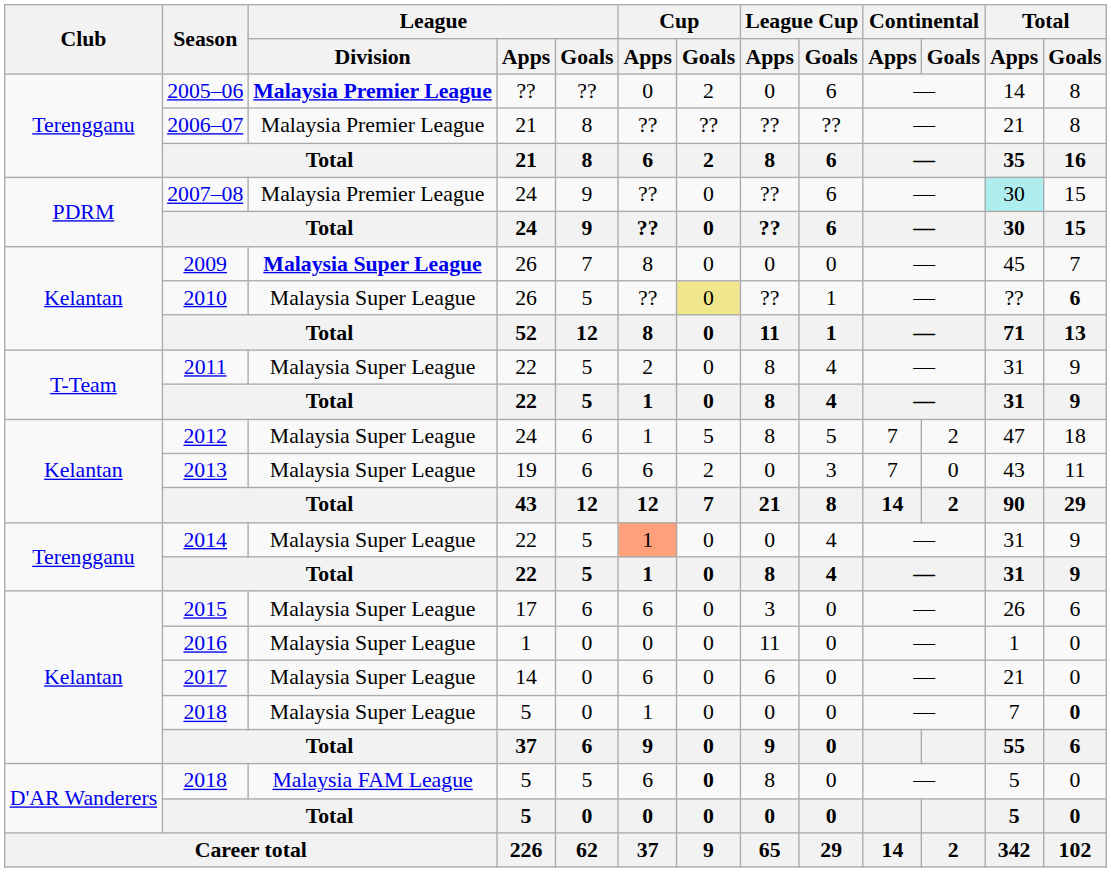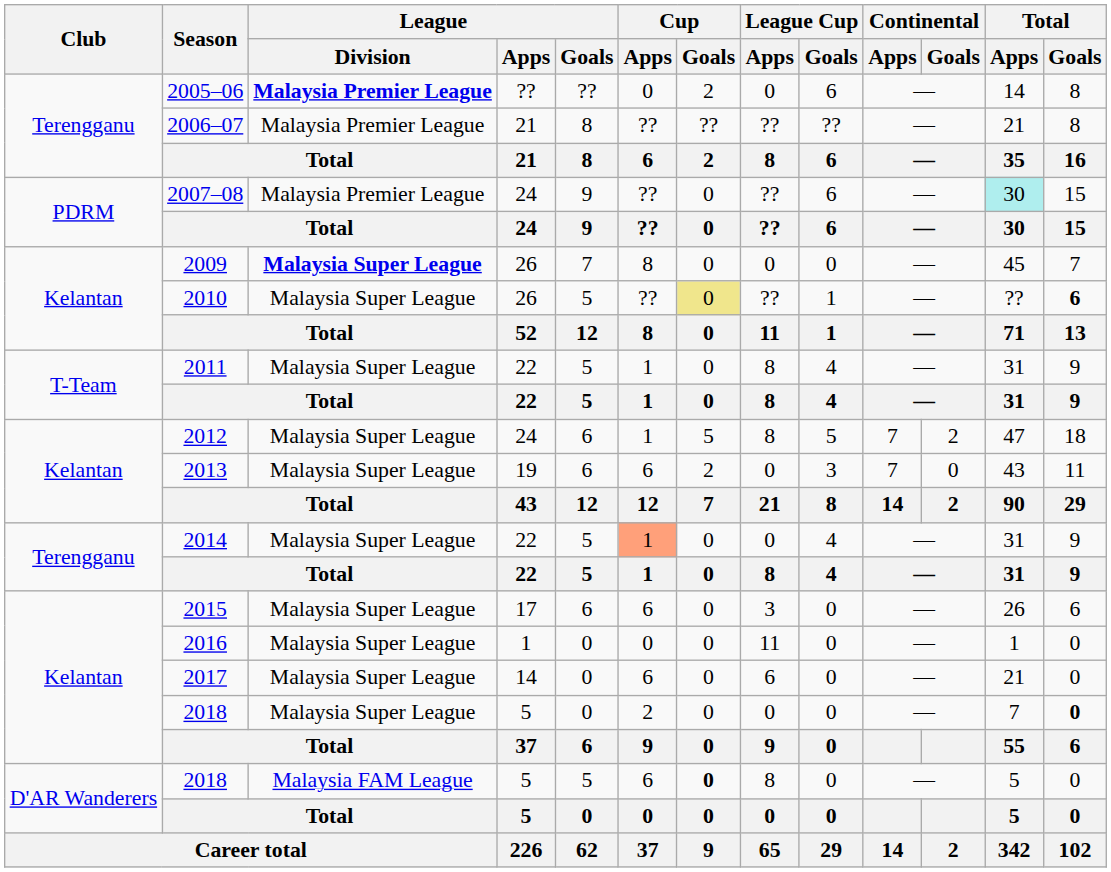(648, 366) 2 -> (648, 366) 1
(648, 711) 1 -> (648, 711) 2
